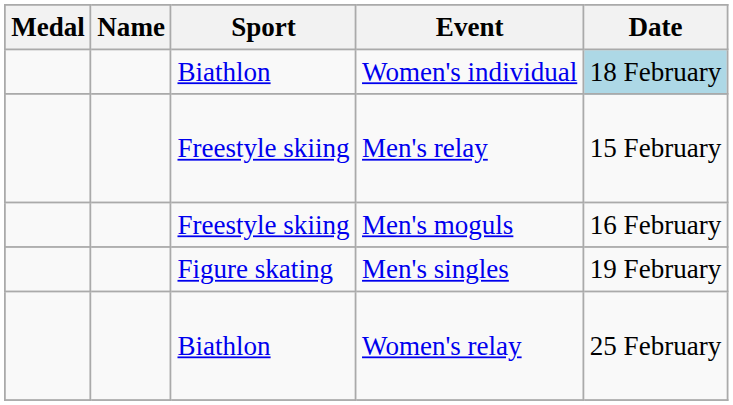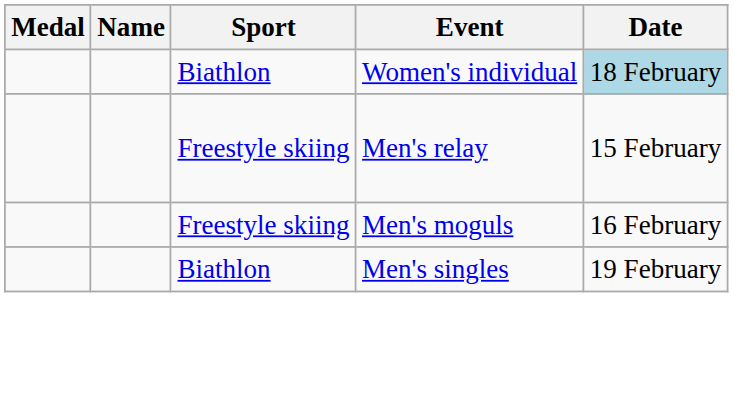(255, 269) Figure skating -> (224, 269) Biathlon
- row: (442, 346)
